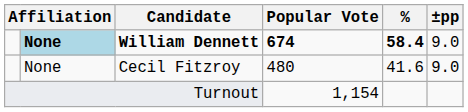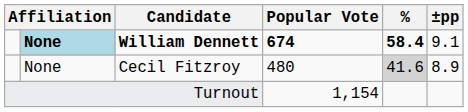(445, 43) 9.0 -> (445, 43) 9.1
(405, 68) no background -> (405, 68) lightgrey background
(445, 68) 9.0 -> (445, 68) 8.9
